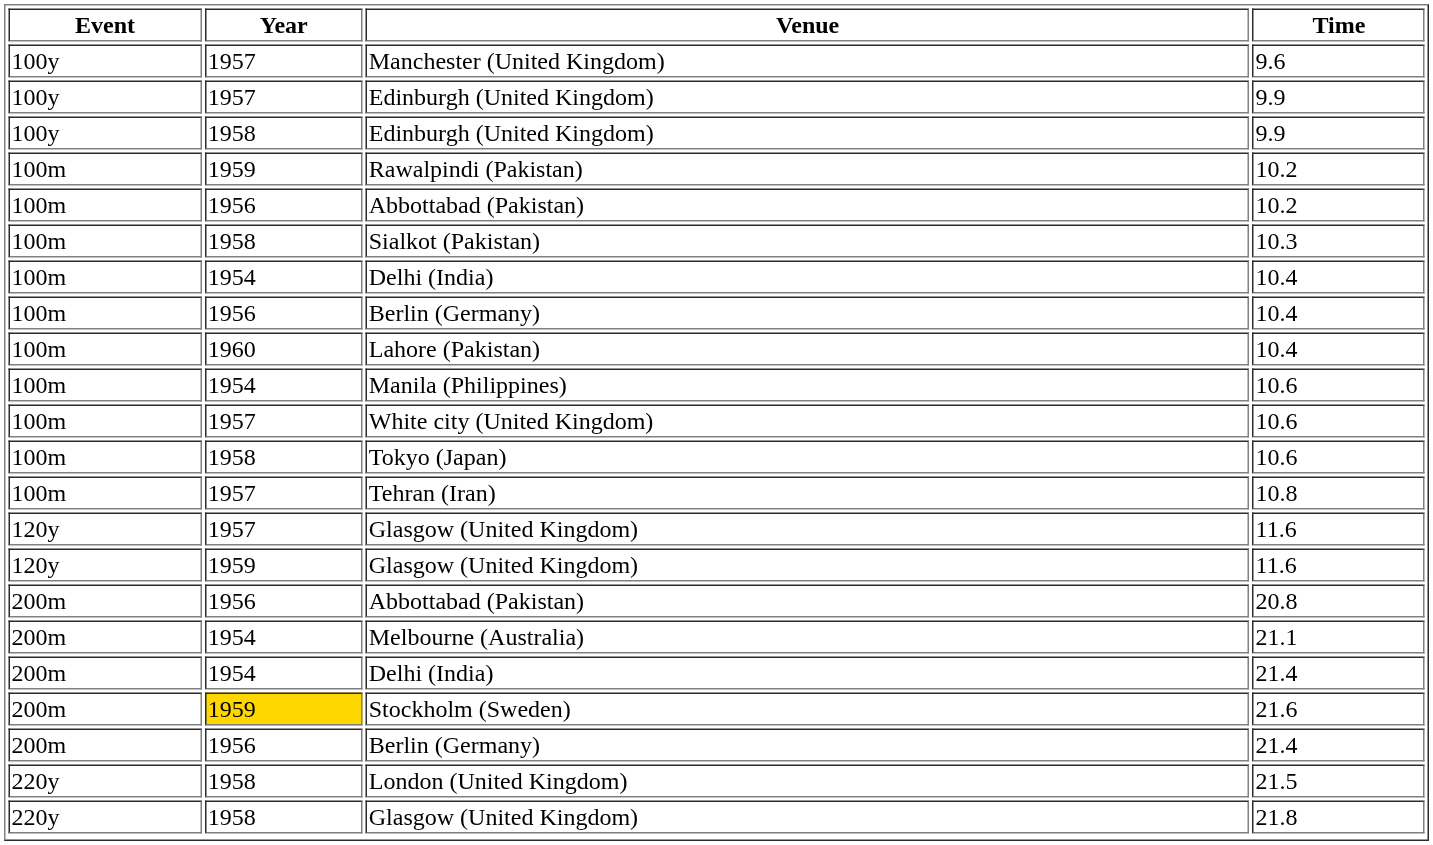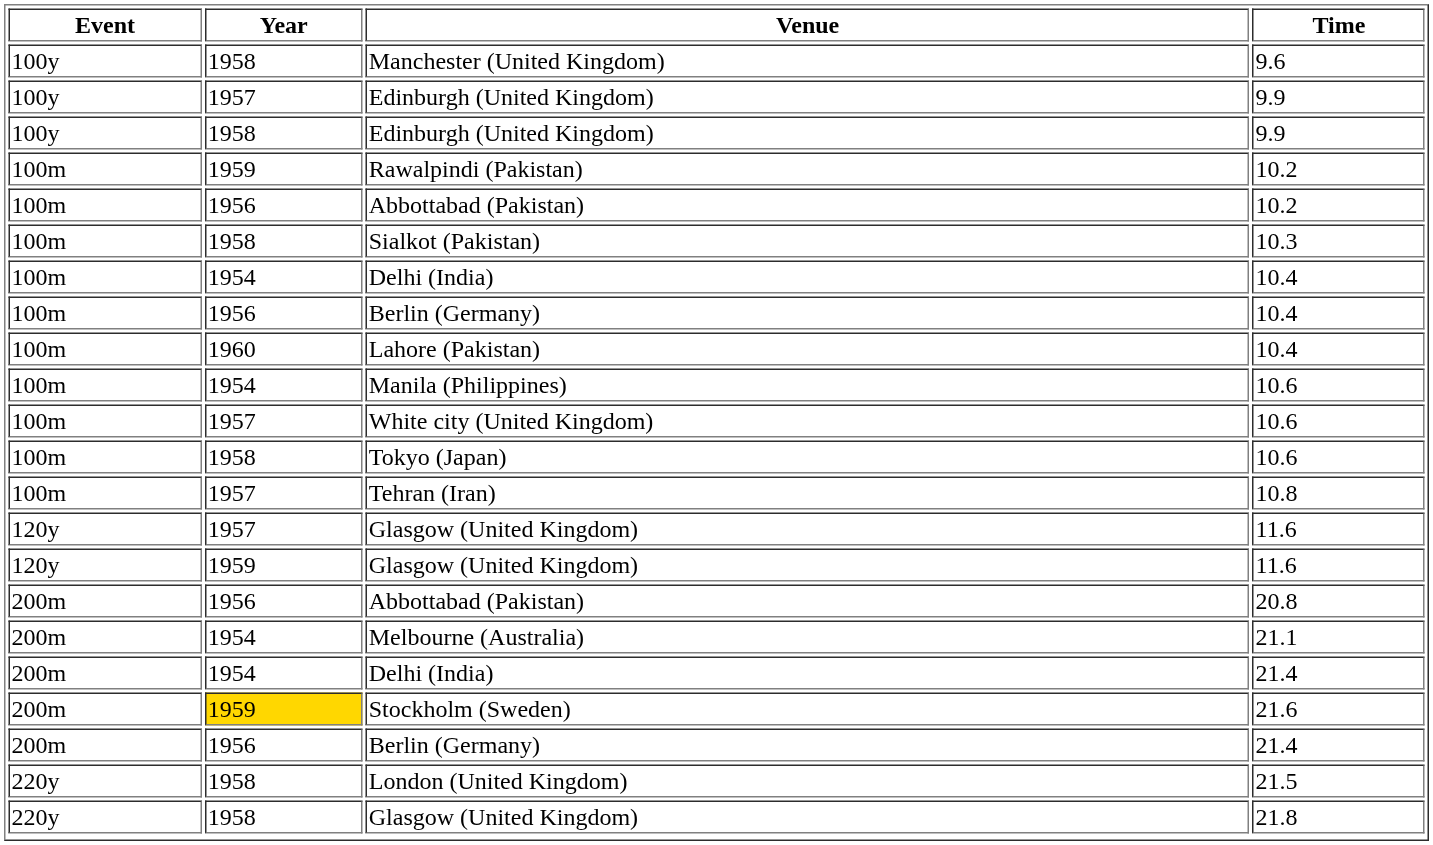(232, 60) 1957 -> (232, 60) 1958
